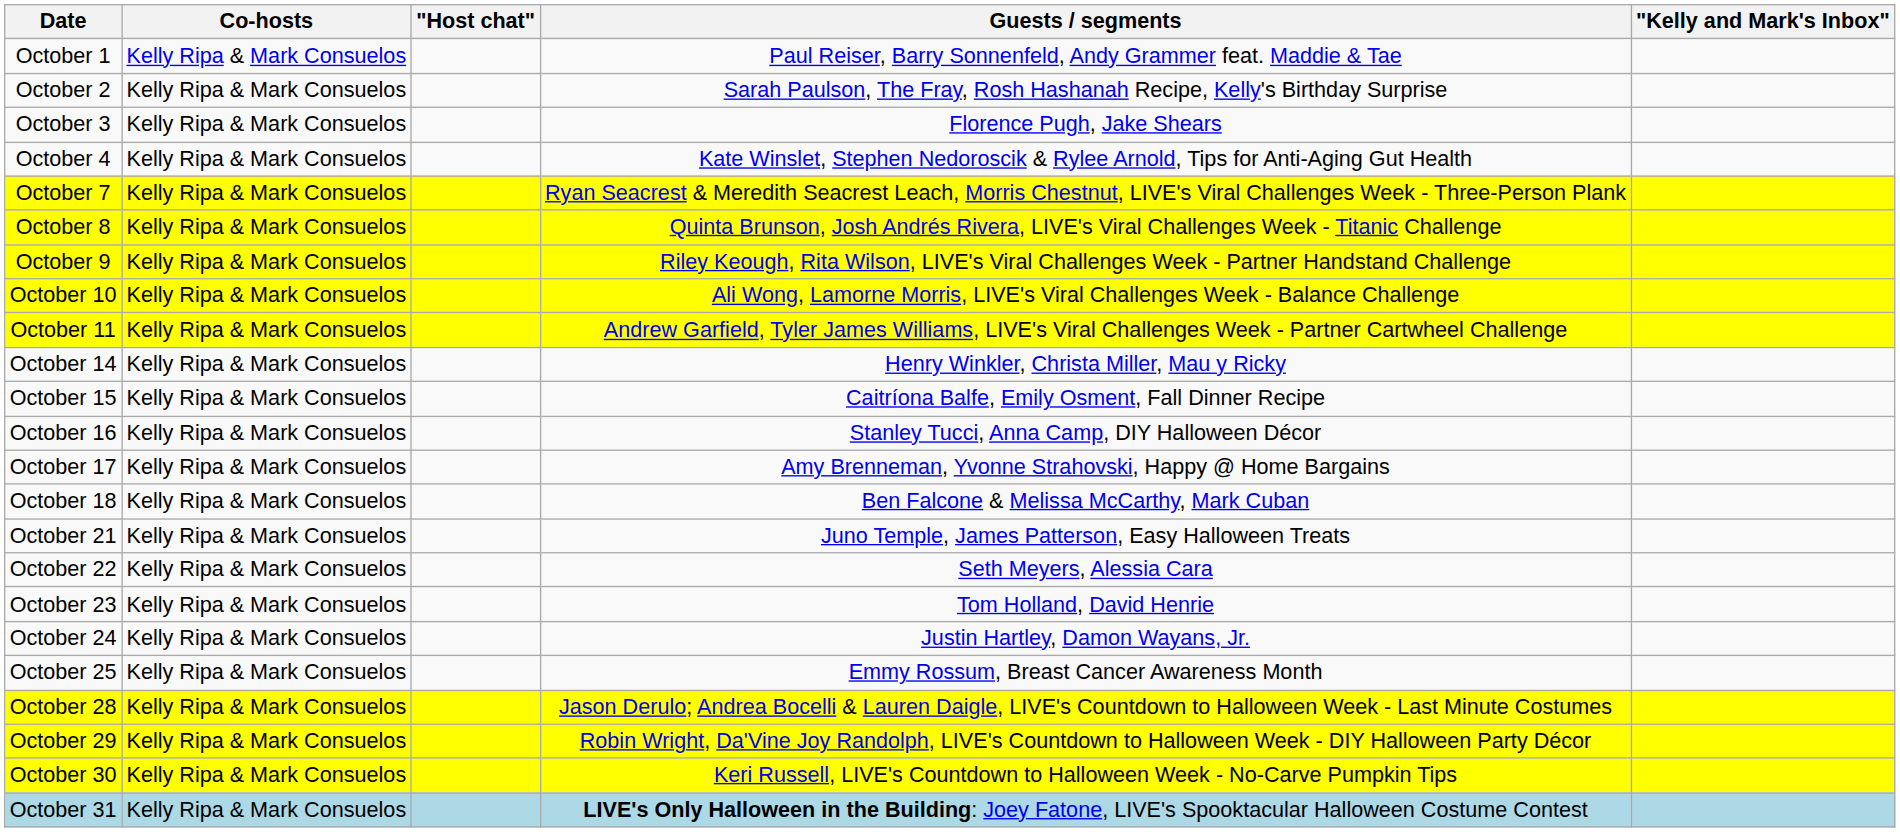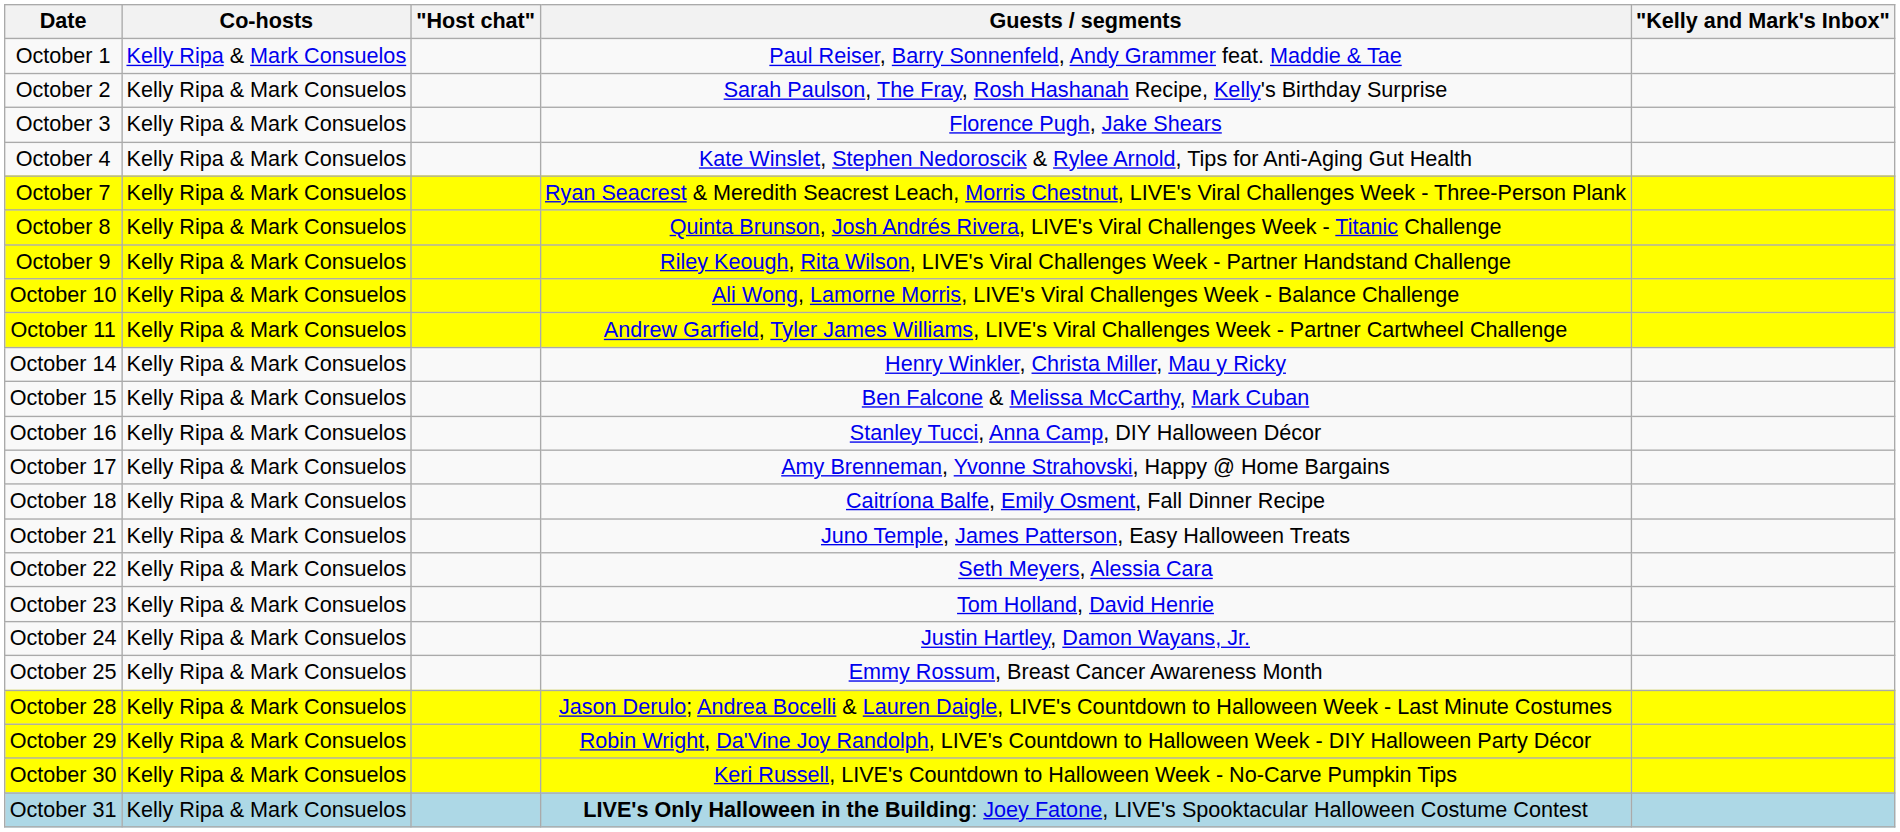(1086, 398) Caitríona Balfe, Emily Osment, Fall Dinner Recipe -> (1086, 398) Ben Falcone & Melissa McCarthy, Mark Cuban
(1086, 501) Ben Falcone & Melissa McCarthy, Mark Cuban -> (1086, 501) Caitríona Balfe, Emily Osment, Fall Dinner Recipe
